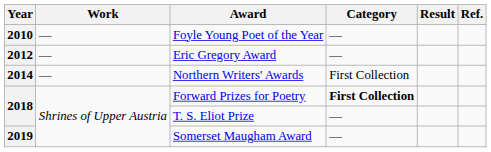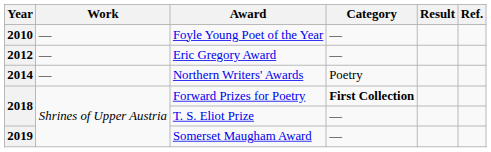(369, 75) First Collection -> (346, 75) Poetry
